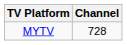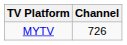(97, 31) 728 -> (97, 31) 726
